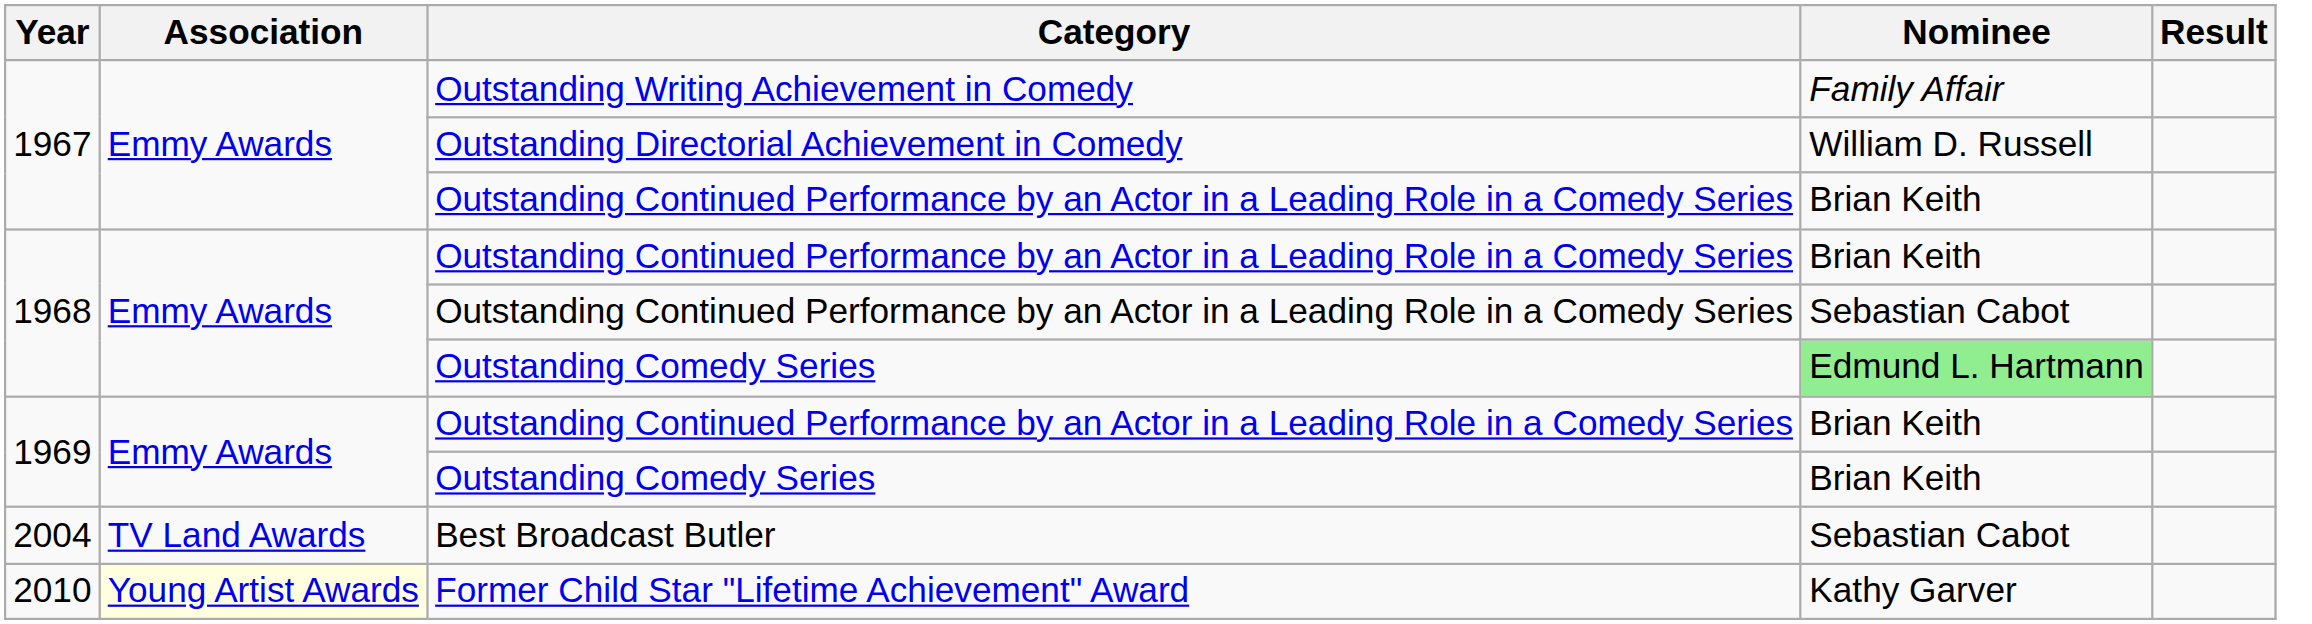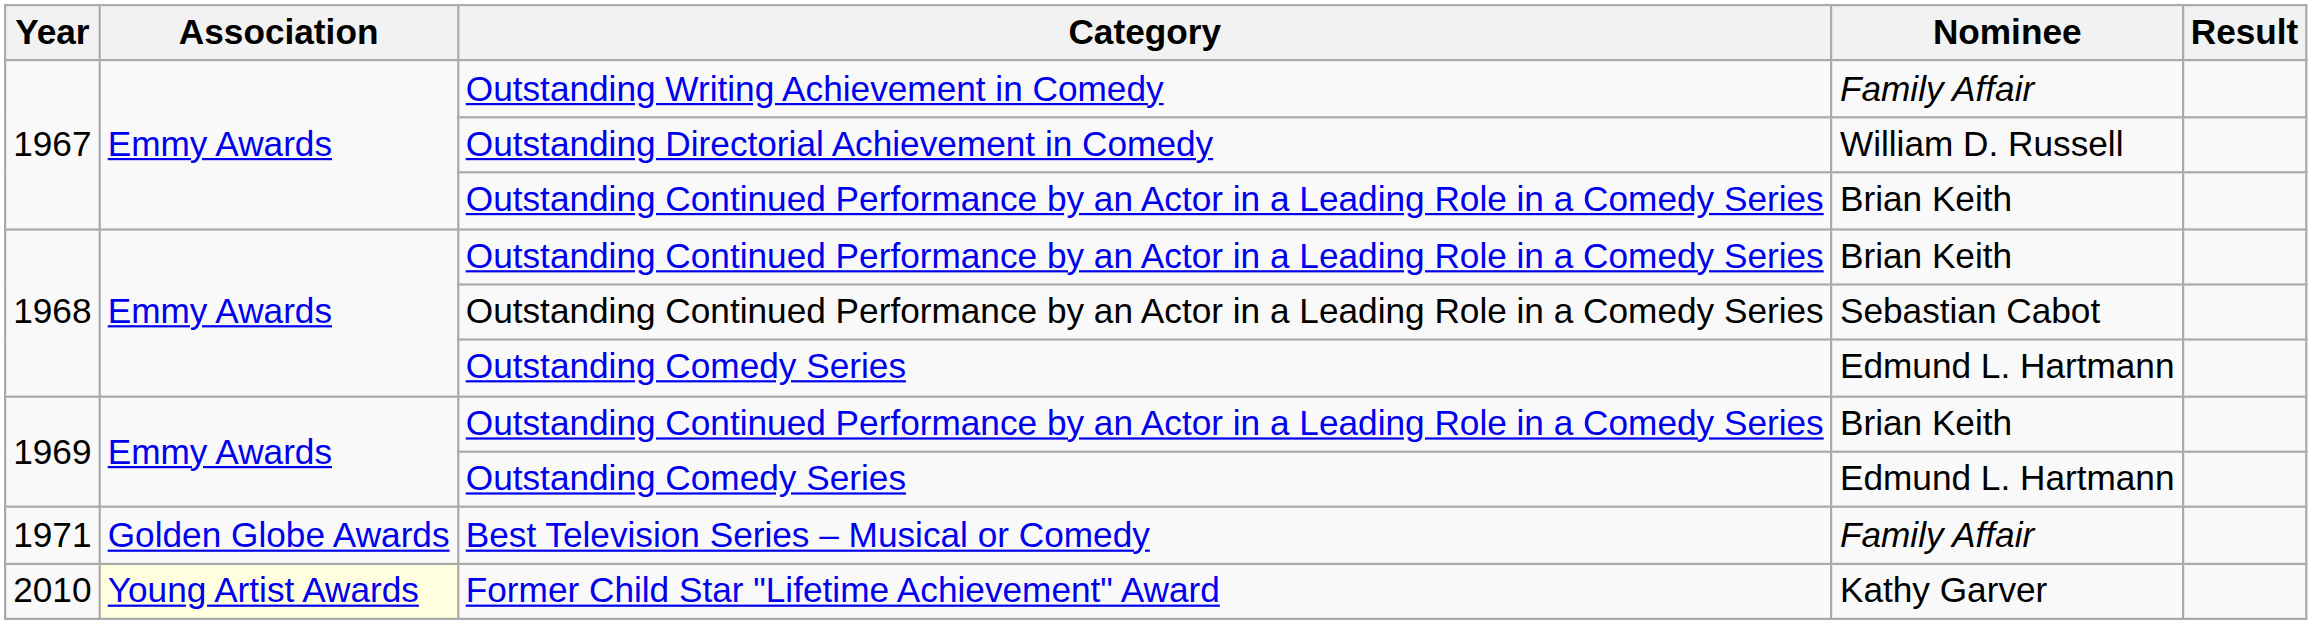(1977, 367) lightgreen background -> (2007, 367) no background
(1895, 479) Brian Keith -> (2007, 479) Edmund L. Hartmann
+ row: (52, 534)
- row: (52, 534)
